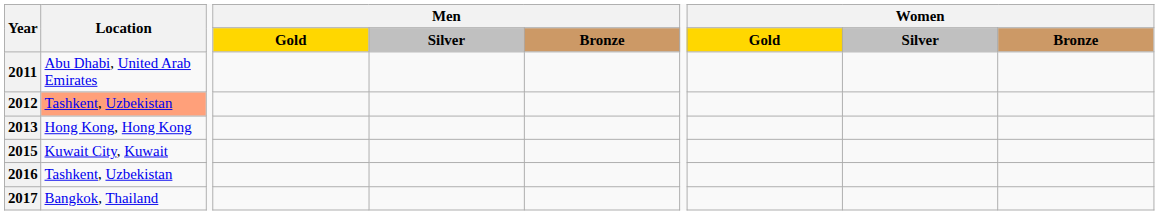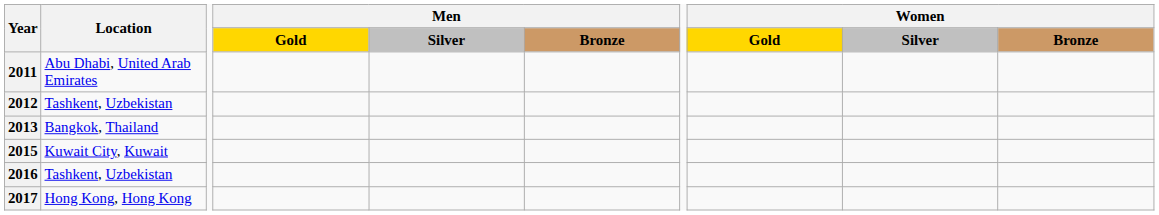(108, 103) lightsalmon background -> (108, 103) no background
(118, 127) Hong Kong, Hong Kong -> (101, 127) Bangkok, Thailand
(101, 198) Bangkok, Thailand -> (118, 198) Hong Kong, Hong Kong
